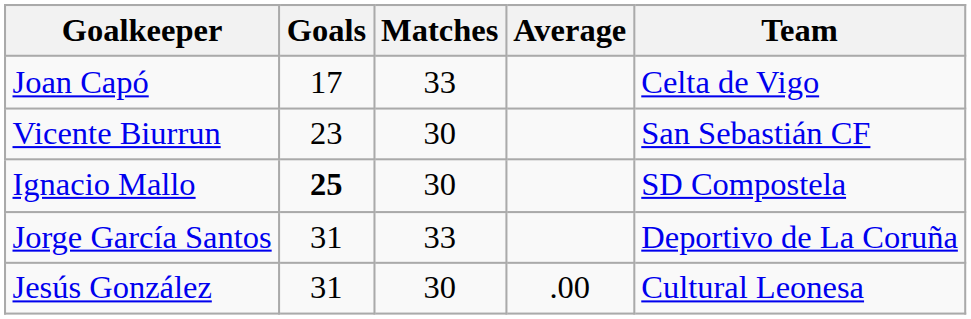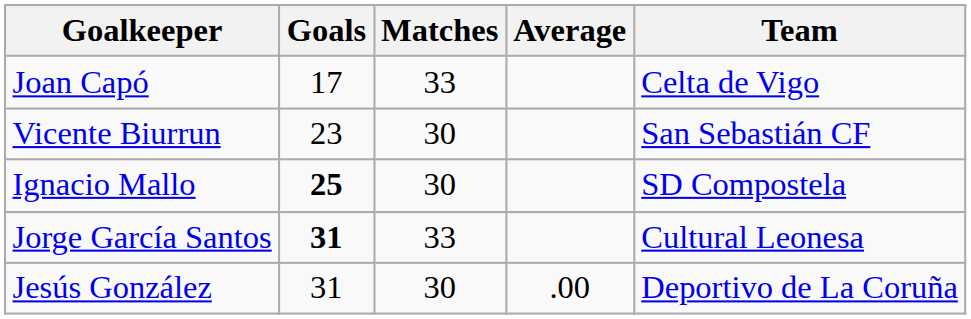(326, 236) normal -> (326, 236) bold
(800, 236) Deportivo de La Coruña -> (753, 236) Cultural Leonesa
(753, 287) Cultural Leonesa -> (800, 287) Deportivo de La Coruña
